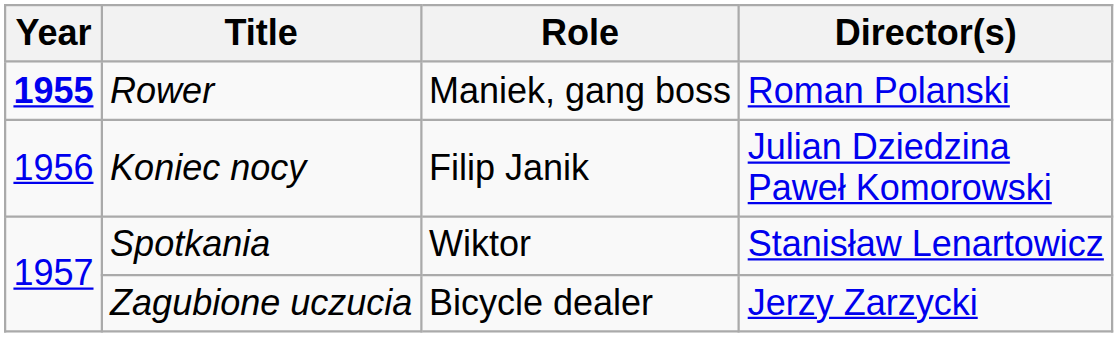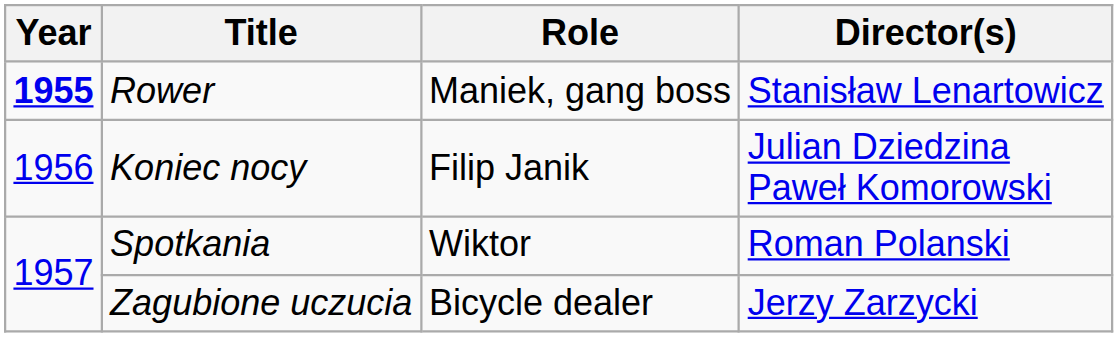(879, 90) Roman Polanski -> (926, 90) Stanisław Lenartowicz
(926, 244) Stanisław Lenartowicz -> (879, 244) Roman Polanski
